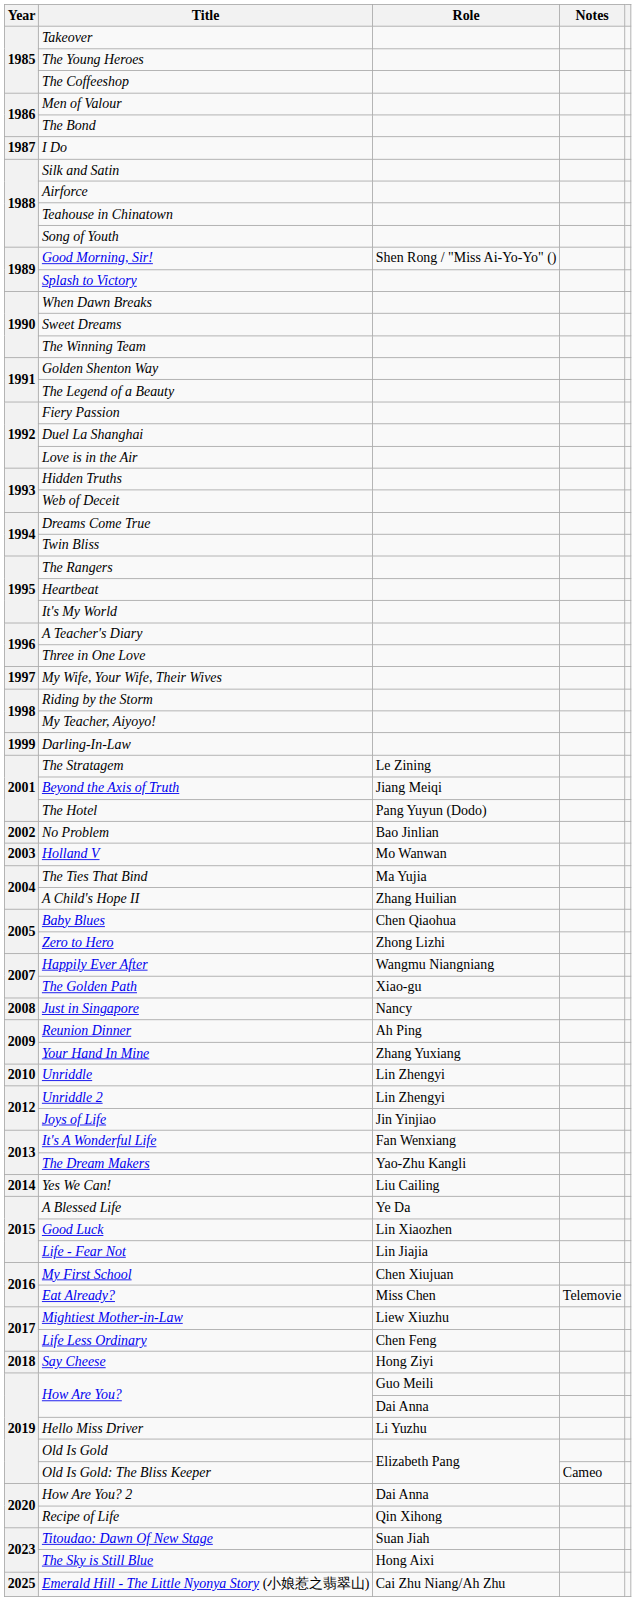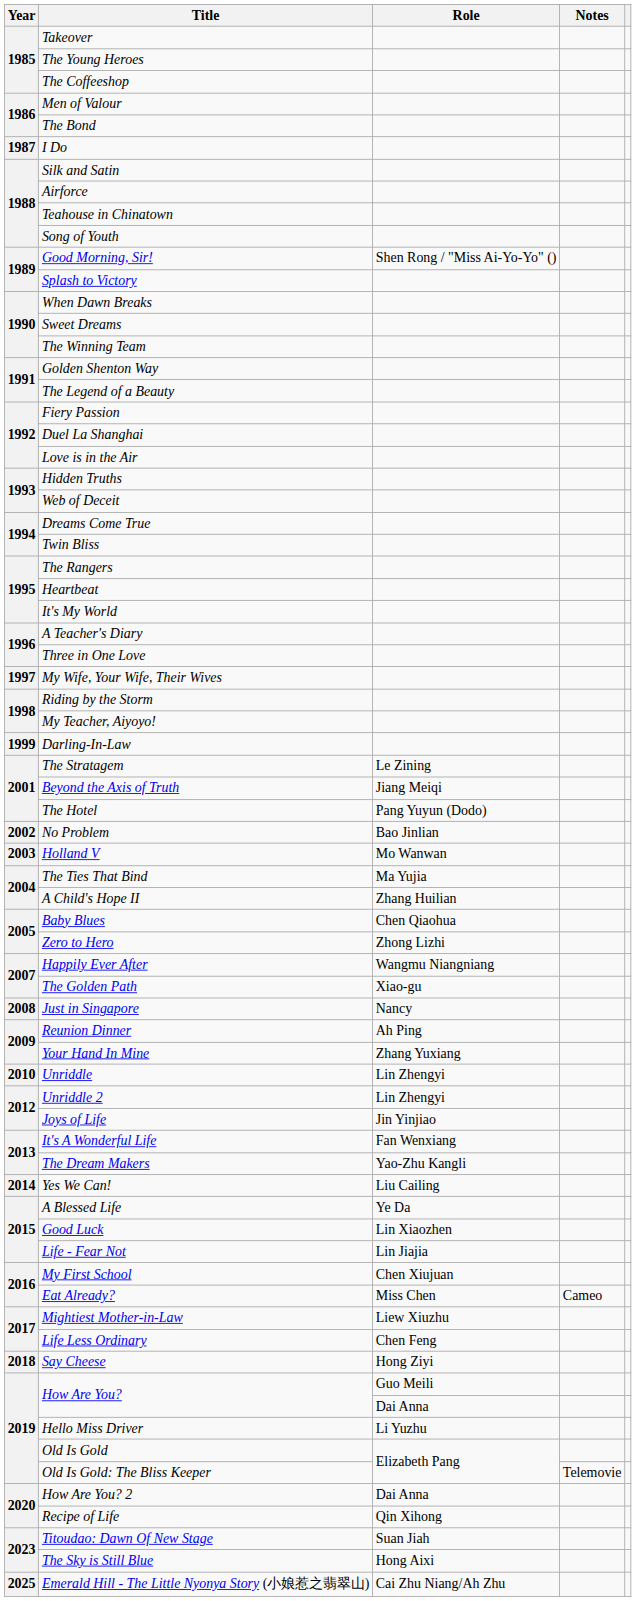(592, 1295) Telemovie -> (583, 1295) Cameo
(583, 1472) Cameo -> (592, 1472) Telemovie
